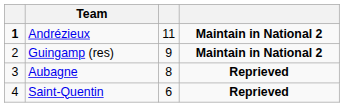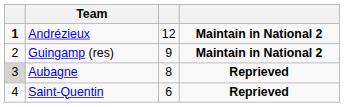(169, 33) 11 -> (169, 33) 12
(15, 72) no background -> (15, 72) lightgrey background
